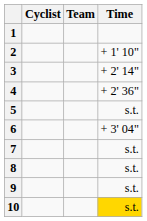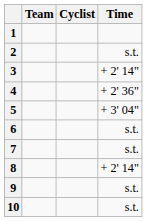columns swapped: (43, 14) <-> (81, 14)
(120, 52) + 1' 10" -> (132, 52) s.t.
(132, 110) s.t. -> (120, 110) + 3' 04"
(120, 129) + 3' 04" -> (132, 129) s.t.
(132, 168) s.t. -> (120, 168) + 2' 14"
(132, 206) gold background -> (132, 206) no background
